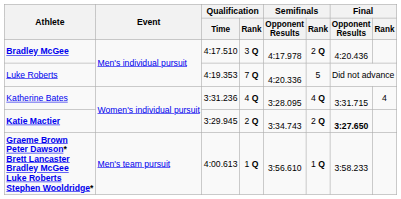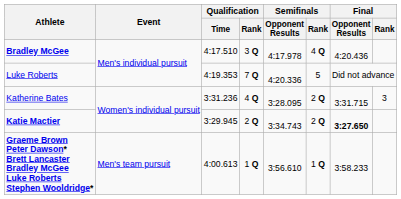(318, 52) 2 Q -> (318, 52) 4 Q
(318, 98) 4 Q -> (318, 98) 2 Q
(384, 98) 4 -> (384, 98) 3
